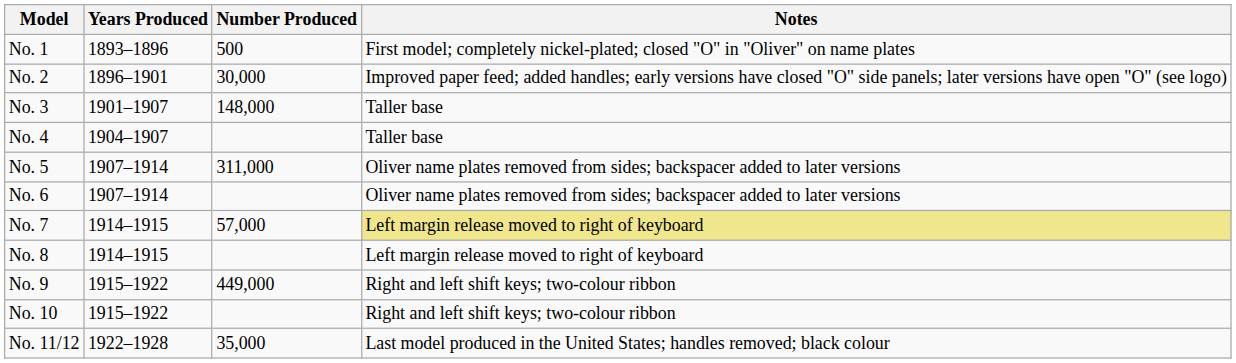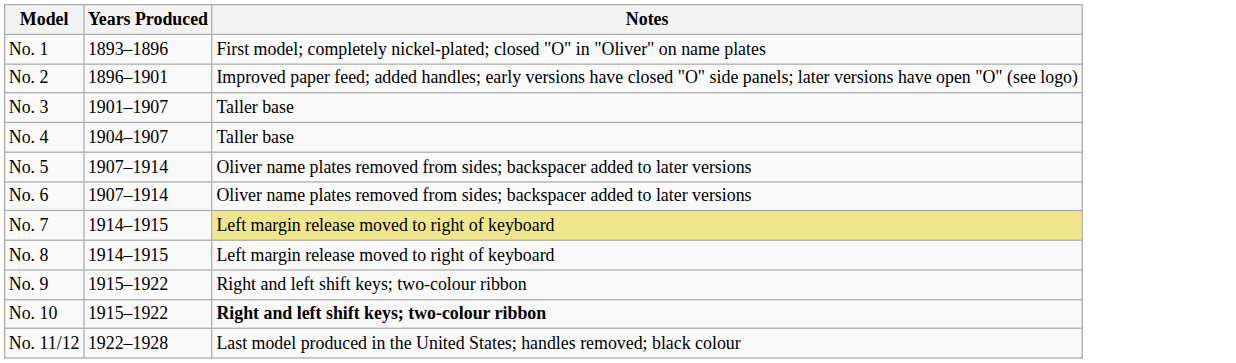- column: (287, 19)
(521, 314) normal -> (381, 314) bold
